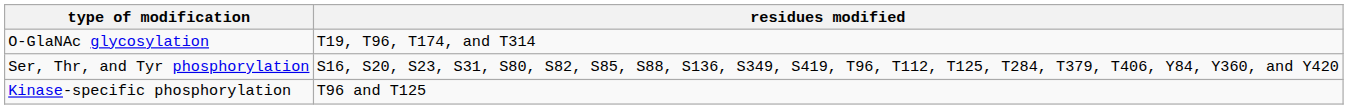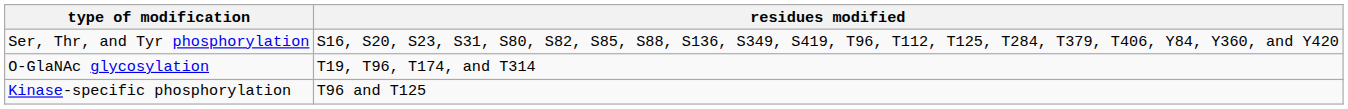rows swapped: (109, 42) <-> (159, 67)
